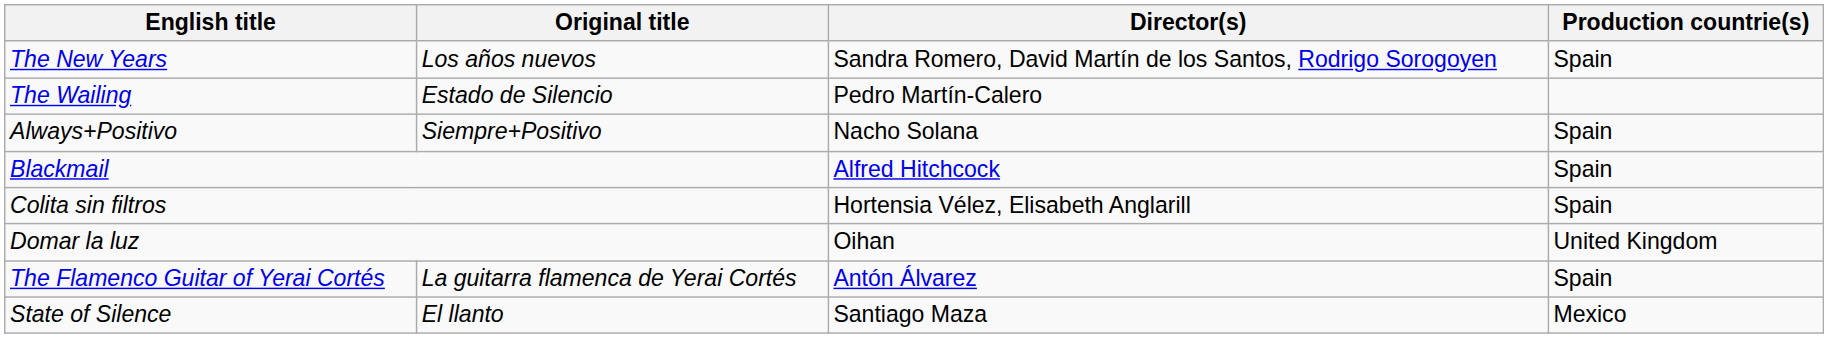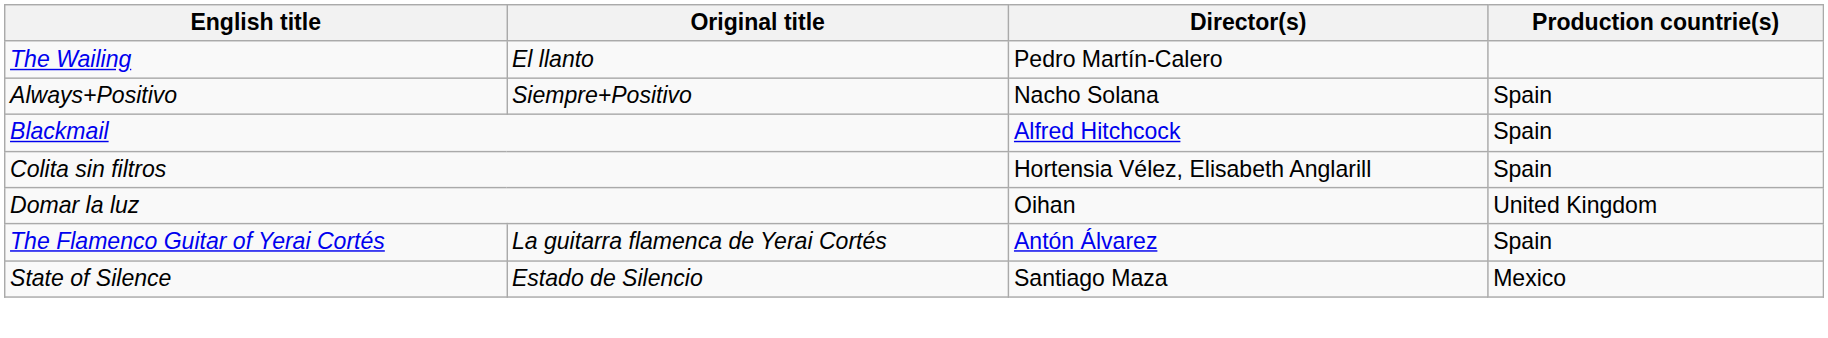- row: (89, 59)
(517, 95) Estado de Silencio -> (553, 59) El llanto
(463, 315) El llanto -> (607, 278) Estado de Silencio
